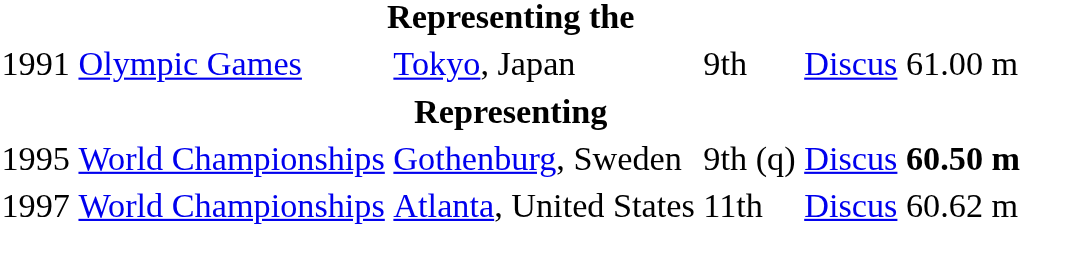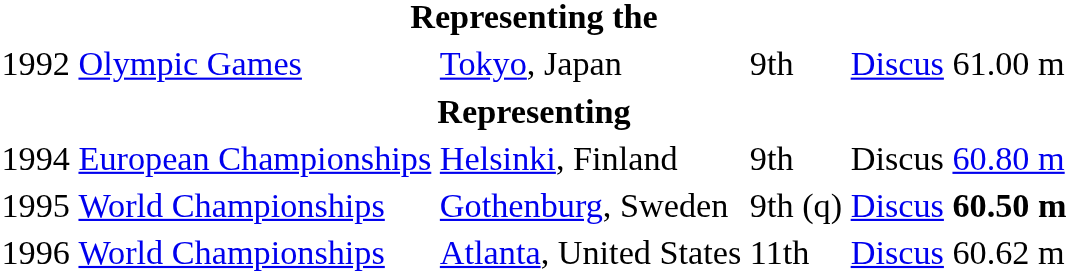(36, 64) 1991 -> (36, 64) 1992
+ row: (559, 158)
(36, 205) 1997 -> (36, 252) 1996
